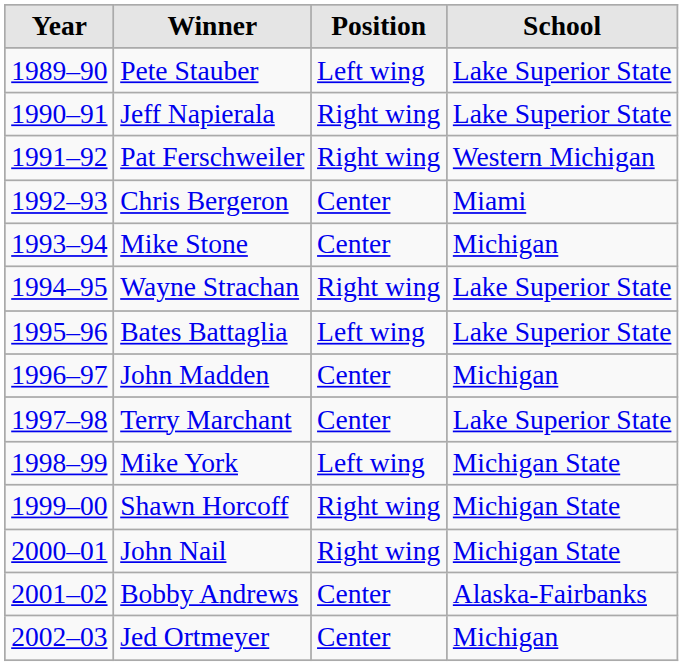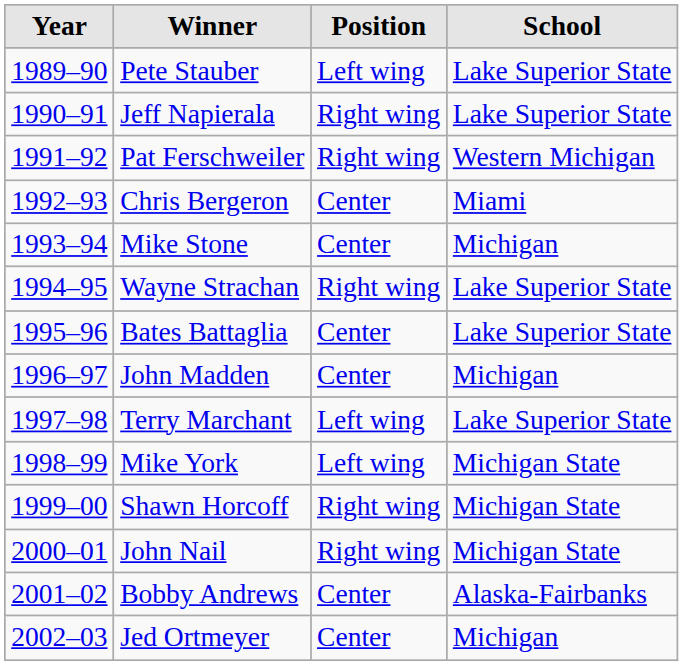(371, 331) Left wing -> (354, 331) Center
(354, 419) Center -> (371, 419) Left wing
